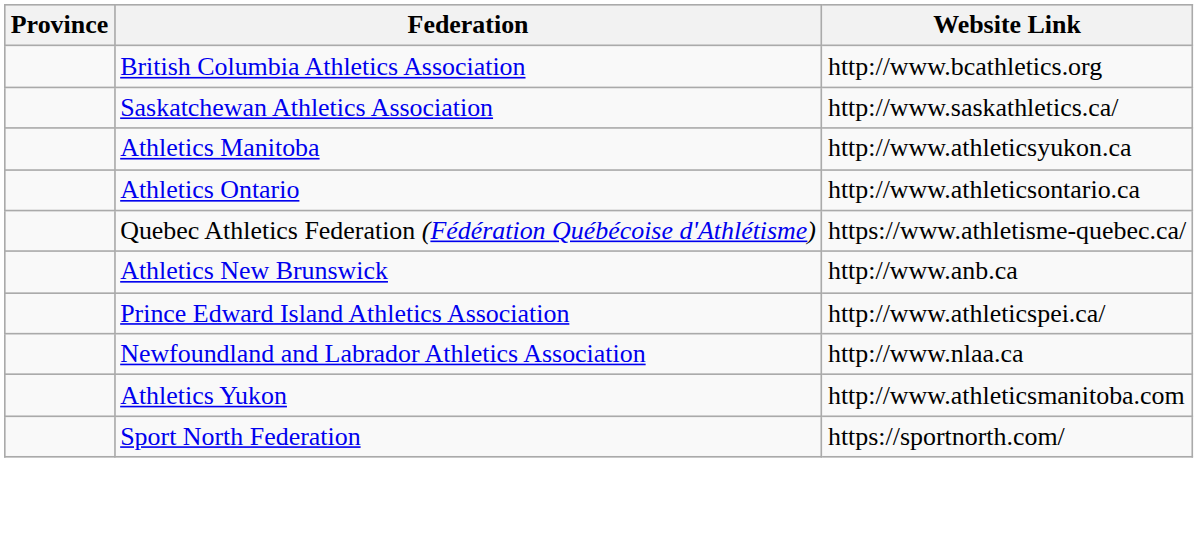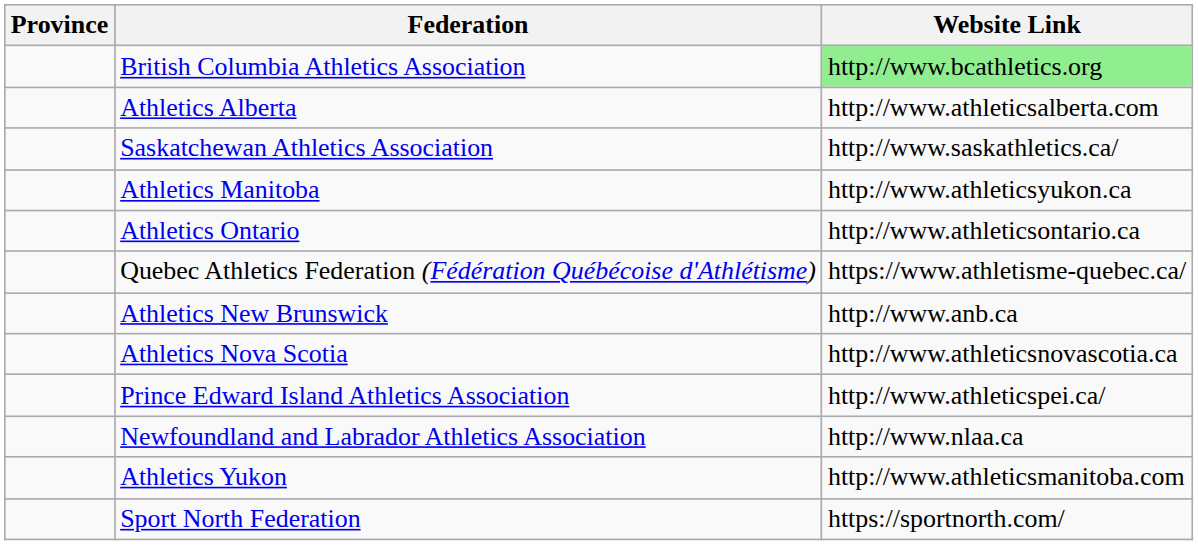(965, 66) no background -> (965, 66) lightgreen background
+ row: (208, 107)
+ row: (234, 353)
